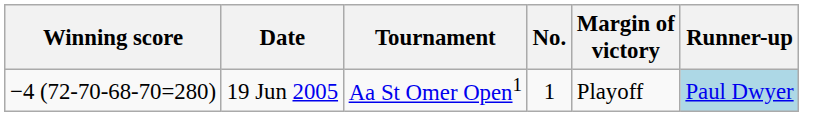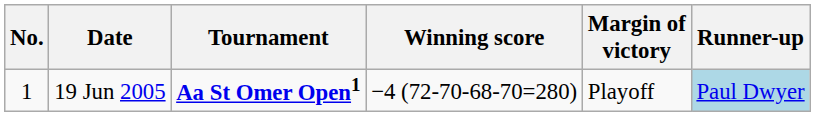columns swapped: (549, 36) <-> (113, 36)
(435, 90) normal -> (268, 90) bold
